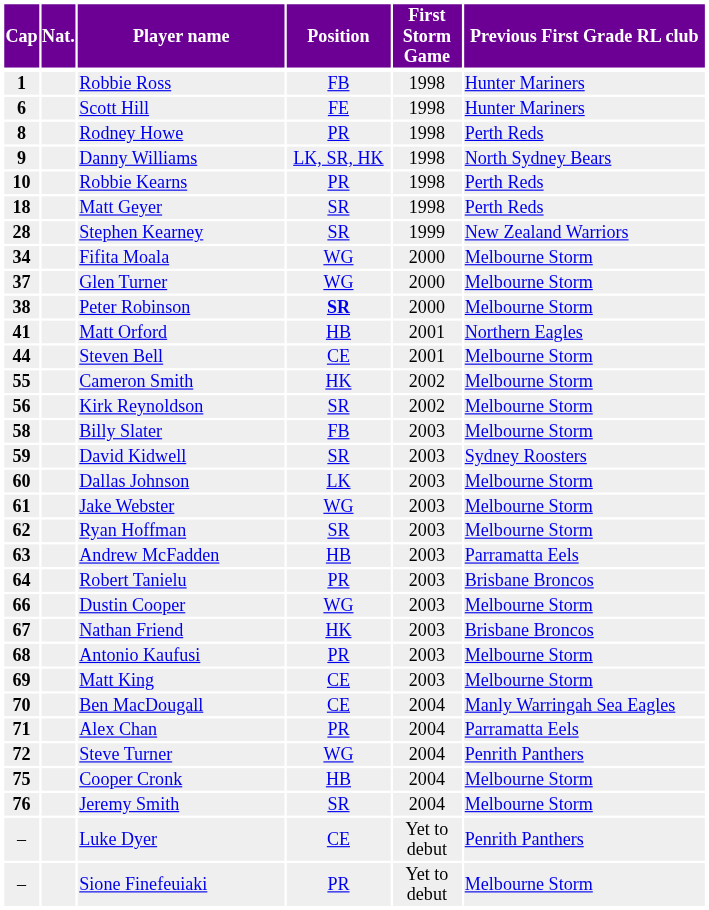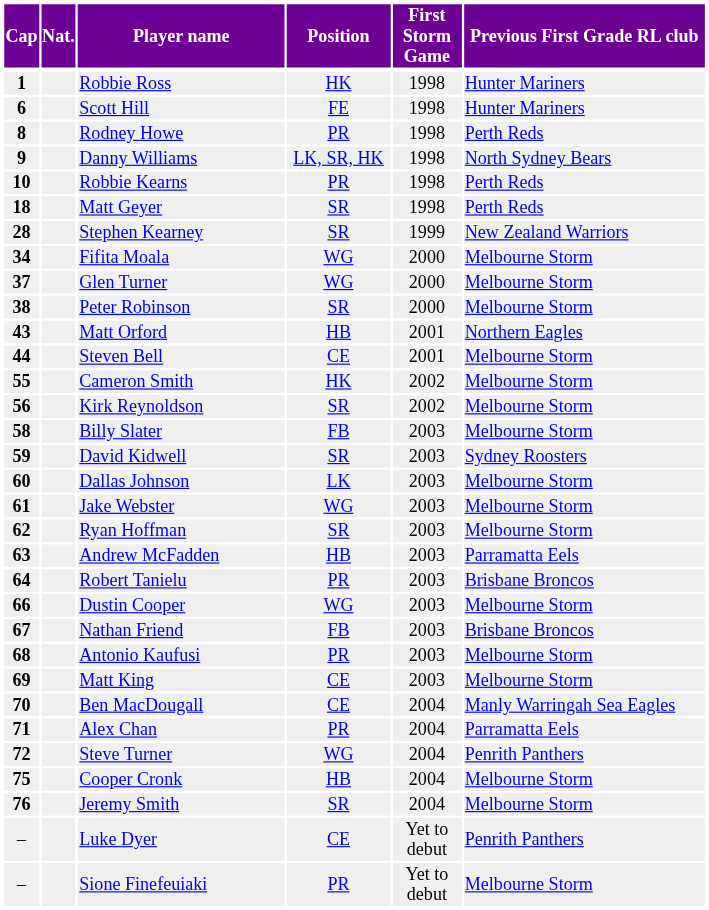(338, 83) FB -> (338, 83) HK
(338, 307) bold -> (338, 307) normal
(21, 331) 41 -> (21, 331) 43
(338, 630) HK -> (338, 630) FB
